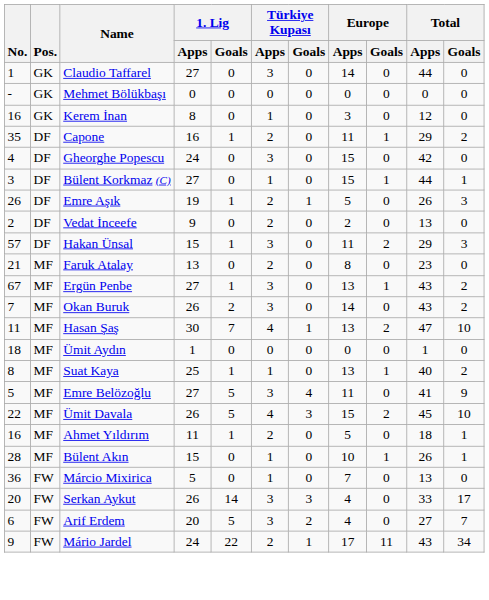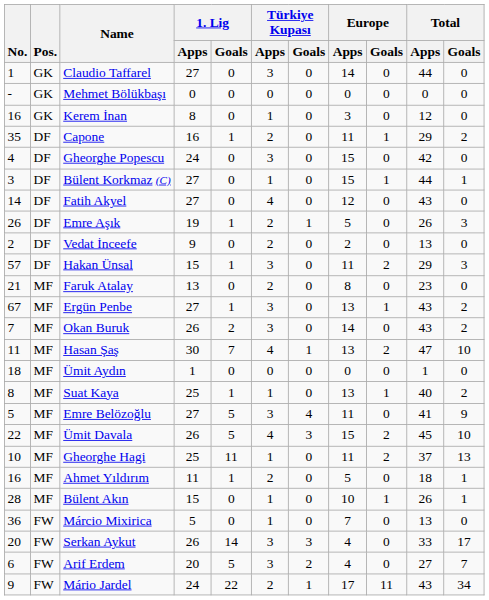+ row: (95, 200)
+ row: (104, 456)
